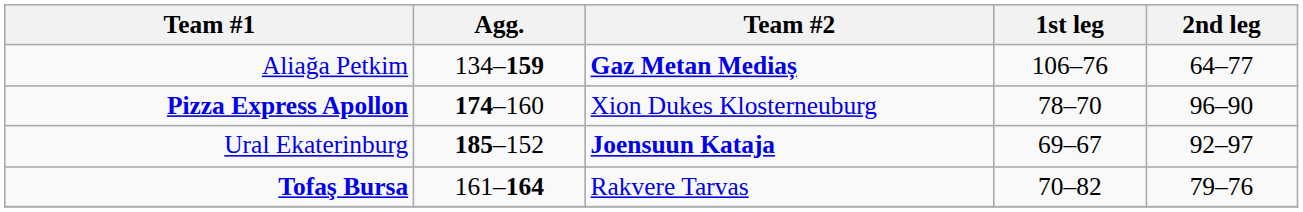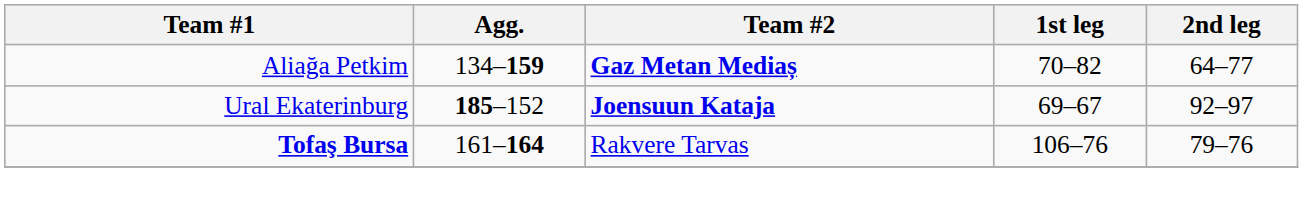(1070, 65) 106–76 -> (1070, 65) 70–82
- row: (288, 105)
(1070, 186) 70–82 -> (1070, 145) 106–76
